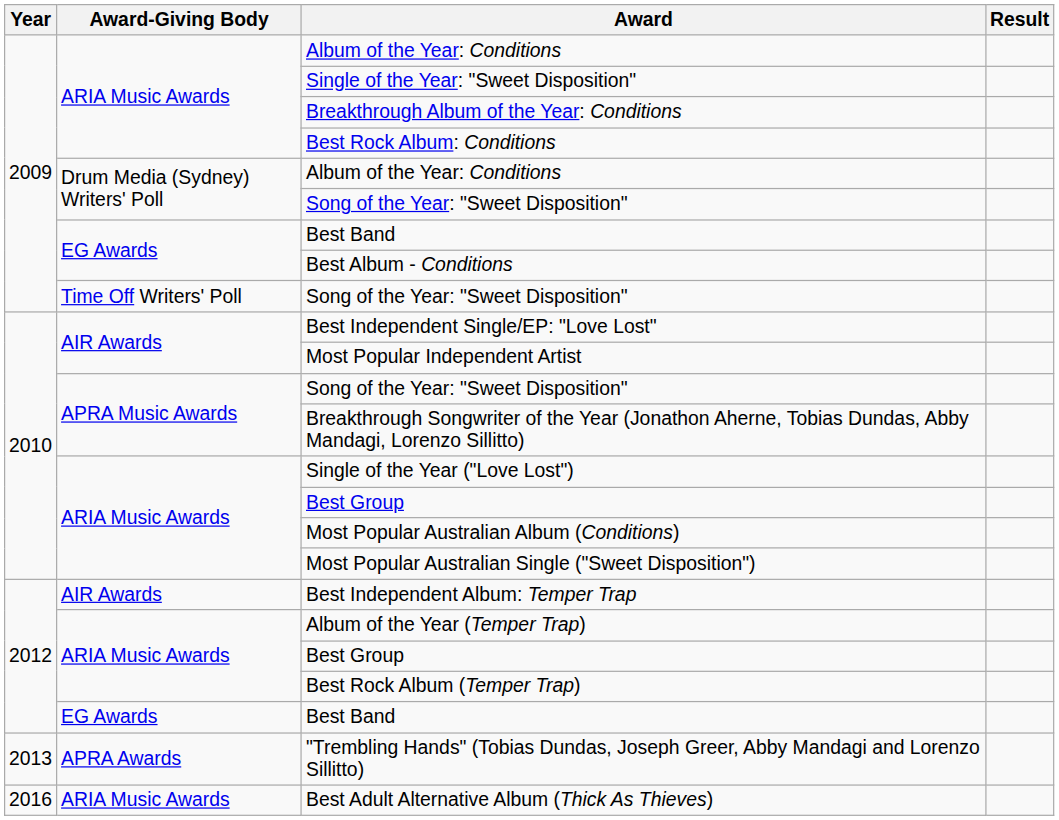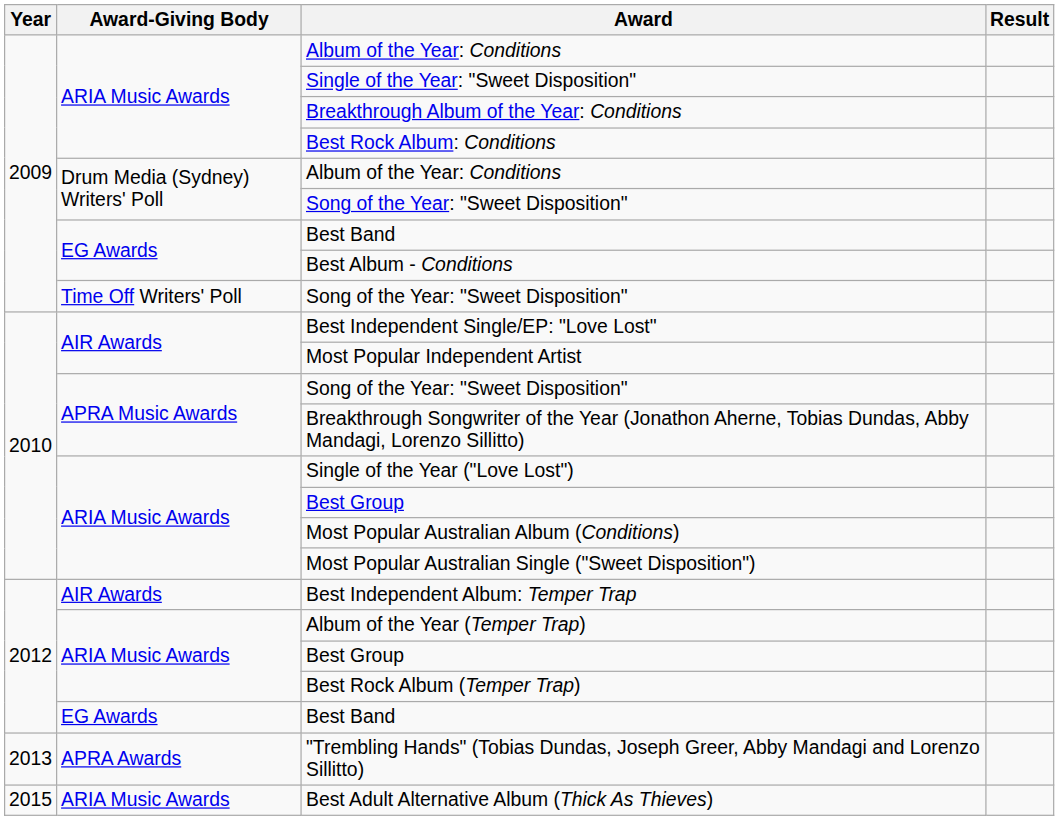(31, 800) 2016 -> (31, 800) 2015
